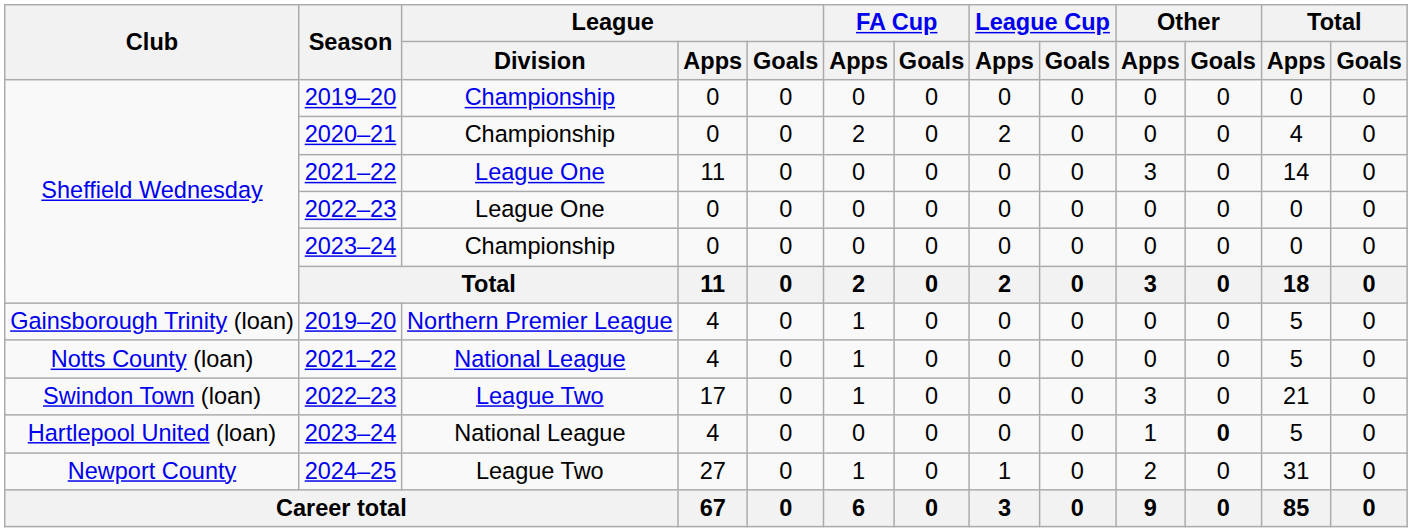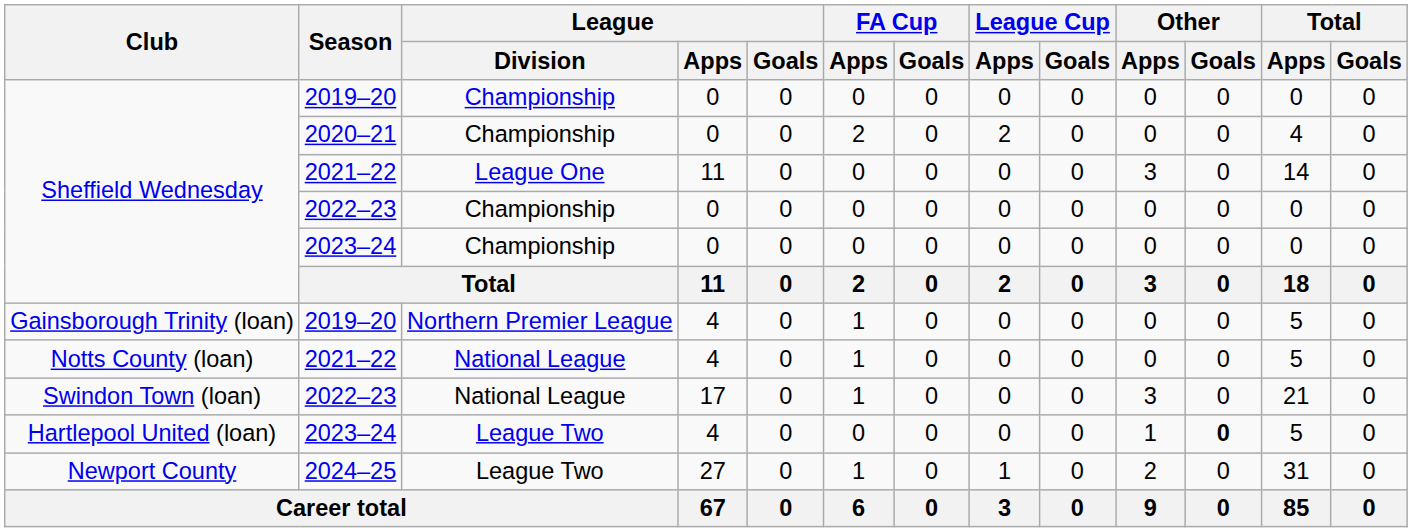(540, 209) League One -> (540, 209) Championship
(540, 396) League Two -> (540, 396) National League
(540, 433) National League -> (540, 433) League Two
